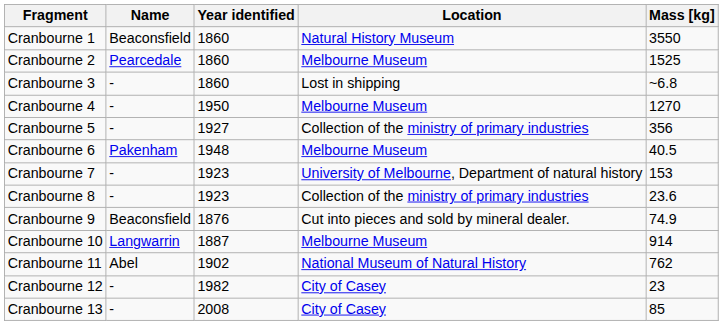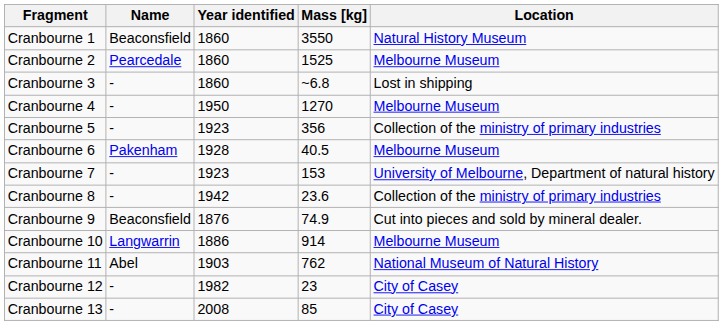columns swapped: (682, 15) <-> (472, 15)
(213, 128) 1927 -> (213, 128) 1923
(213, 151) 1948 -> (213, 151) 1928
(213, 196) 1923 -> (213, 196) 1942
(213, 241) 1887 -> (213, 241) 1886
(213, 264) 1902 -> (213, 264) 1903
